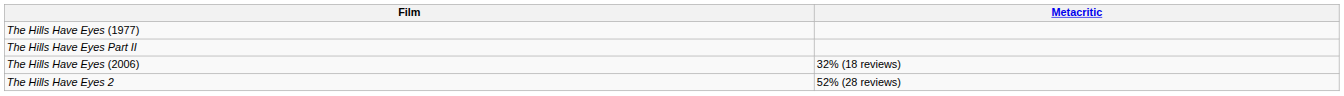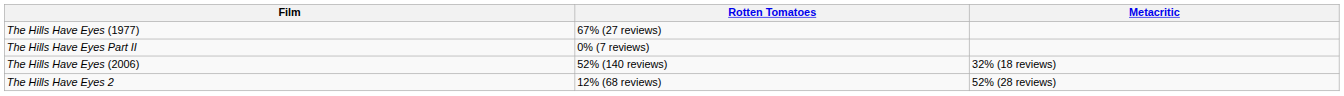+ column: (772, 13)
